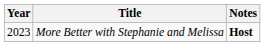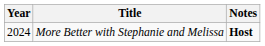(19, 32) 2023 -> (19, 32) 2024
